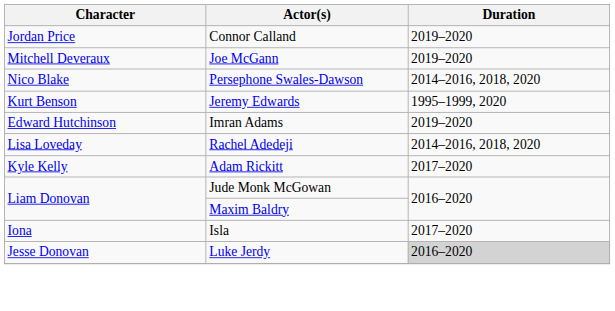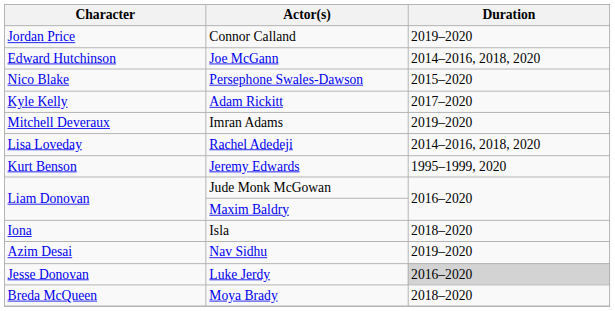(59, 58) Mitchell Deveraux -> (62, 58) Edward Hutchinson
(442, 58) 2019–2020 -> (476, 58) 2014–2016, 2018, 2020
(476, 79) 2014–2016, 2018, 2020 -> (442, 79) 2015–2020
rows swapped: (254, 101) <-> (246, 166)
(62, 123) Edward Hutchinson -> (59, 123) Mitchell Deveraux
(442, 230) 2017–2020 -> (442, 230) 2018–2020
+ row: (238, 252)
+ row: (244, 295)
